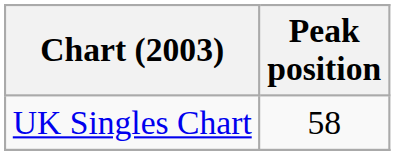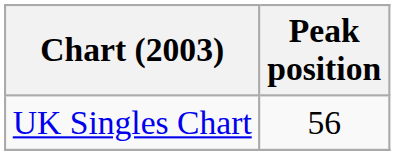(324, 122) 58 -> (324, 122) 56
